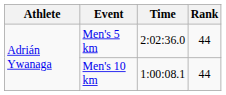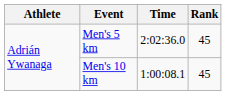(204, 41) 44 -> (204, 41) 45
(204, 74) 44 -> (204, 74) 45
